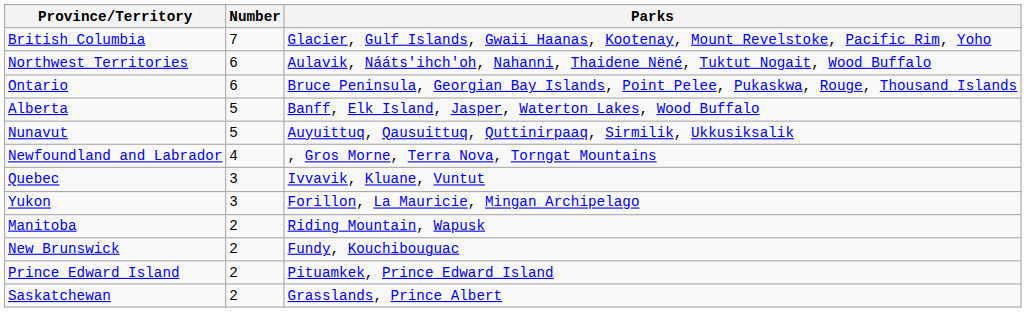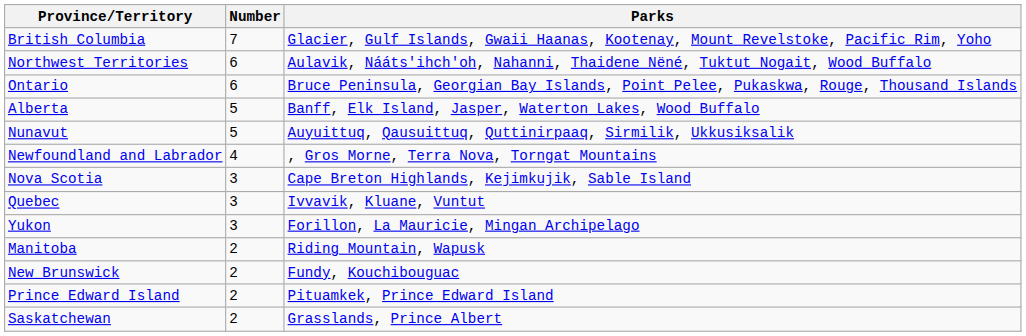+ row: (55, 179)
